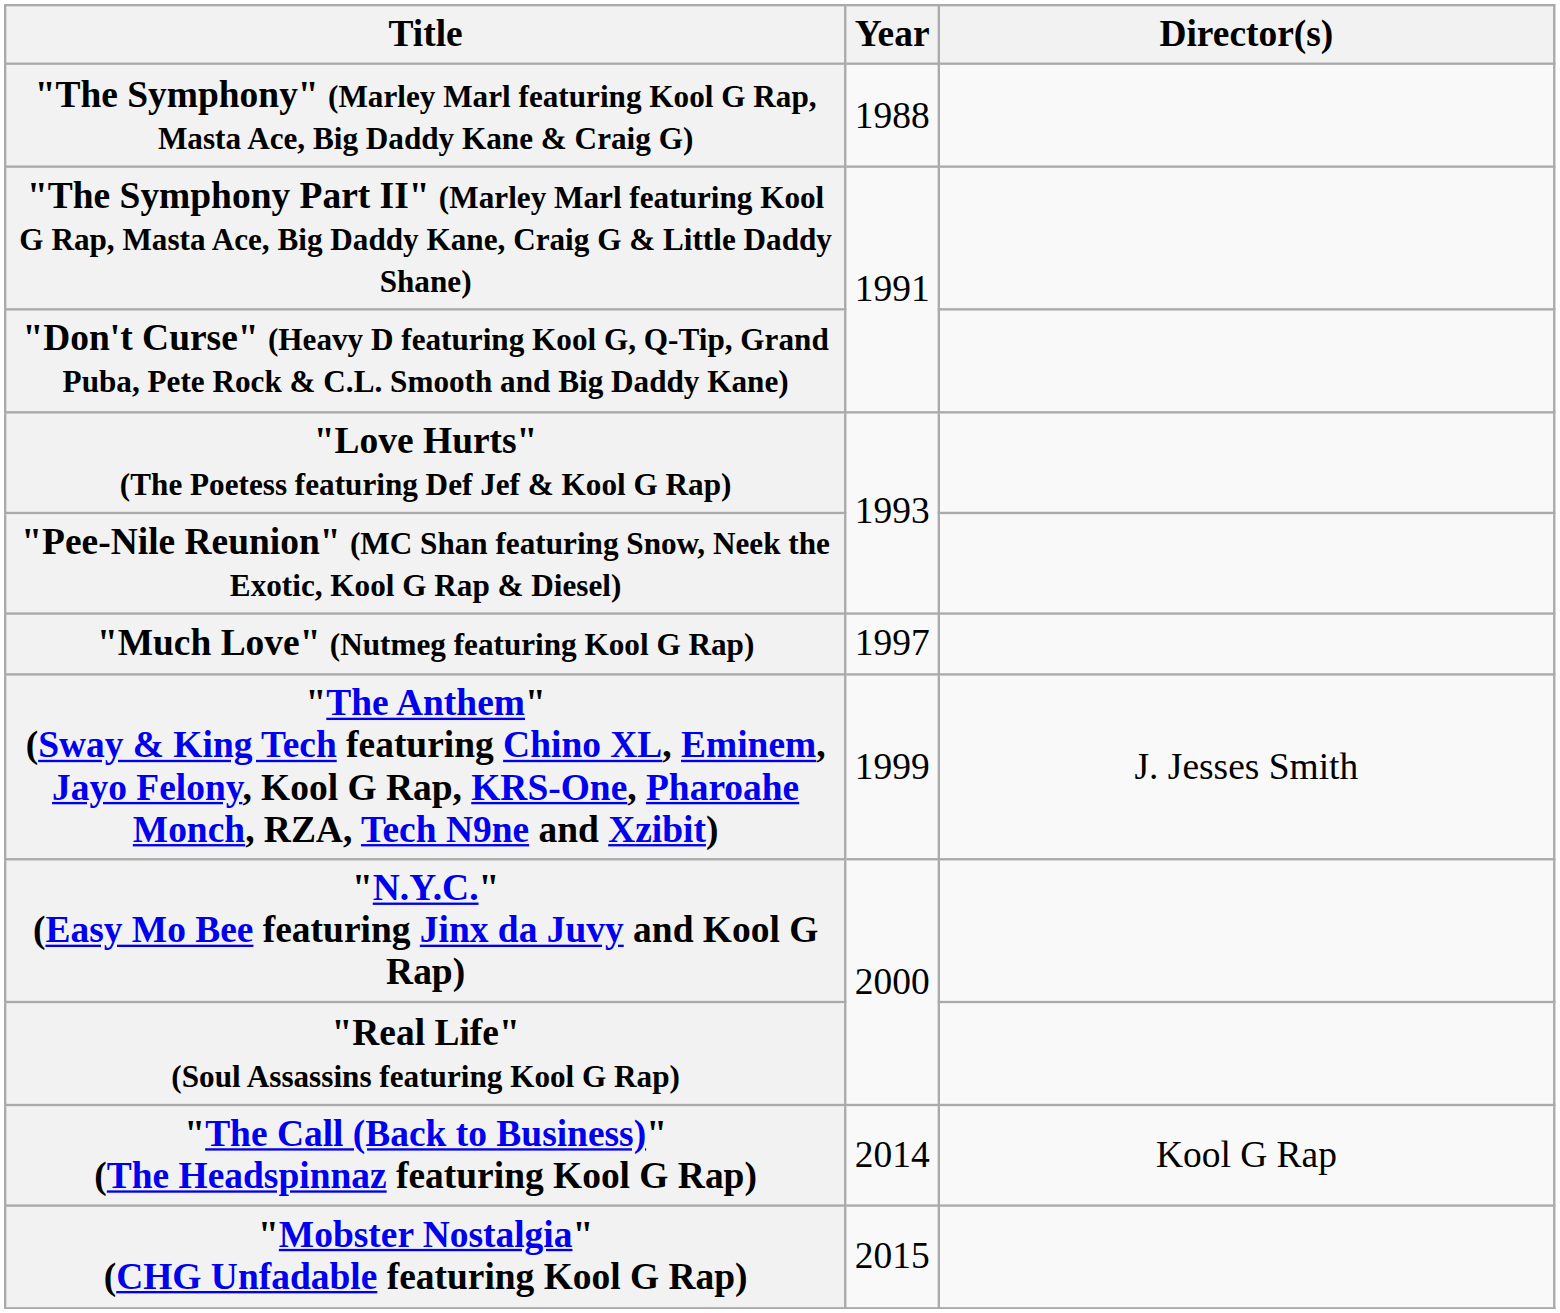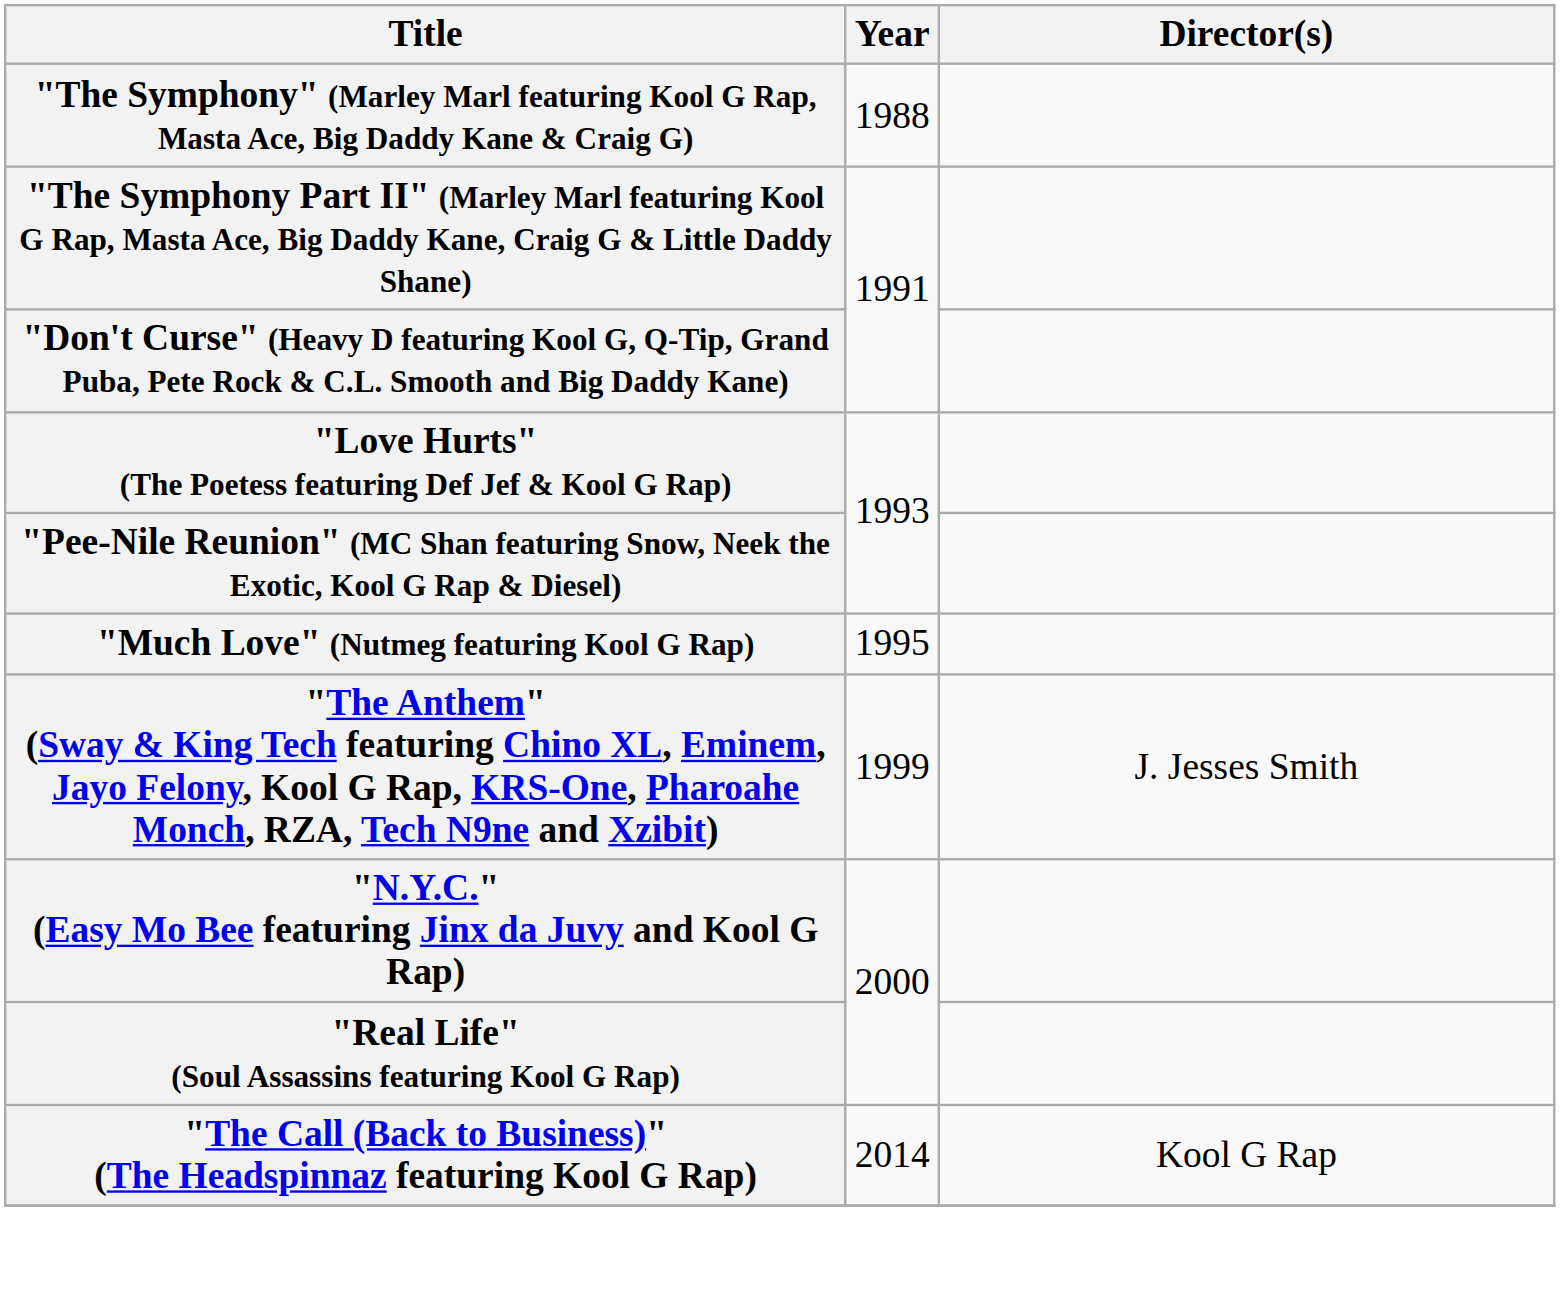(892, 643) 1997 -> (892, 643) 1995
- row: (426, 1255)
